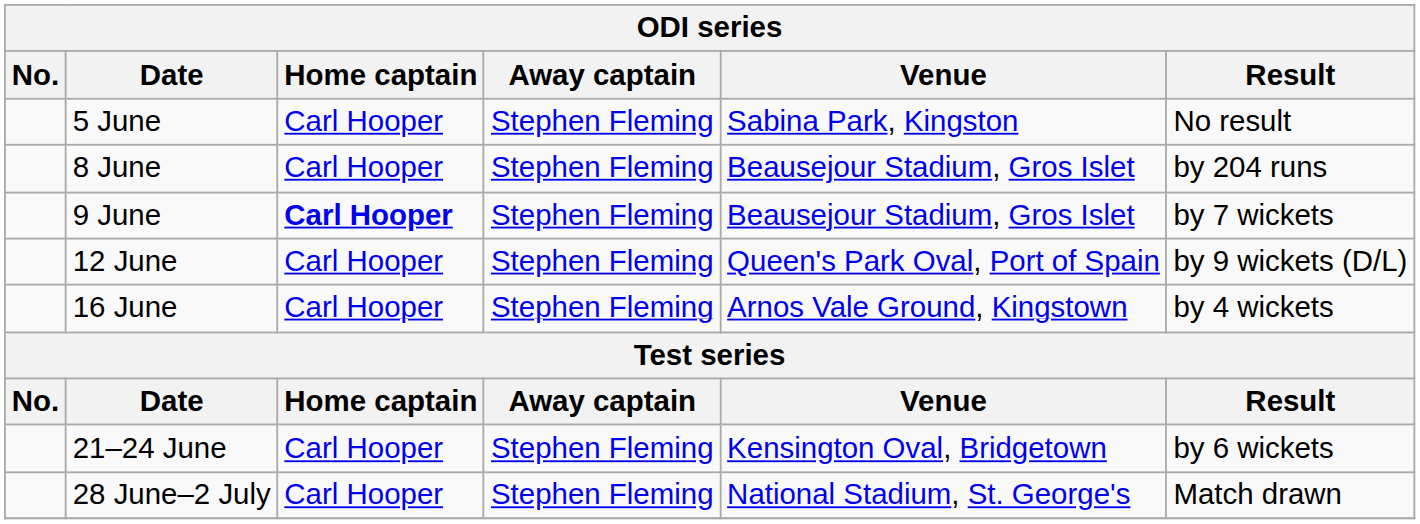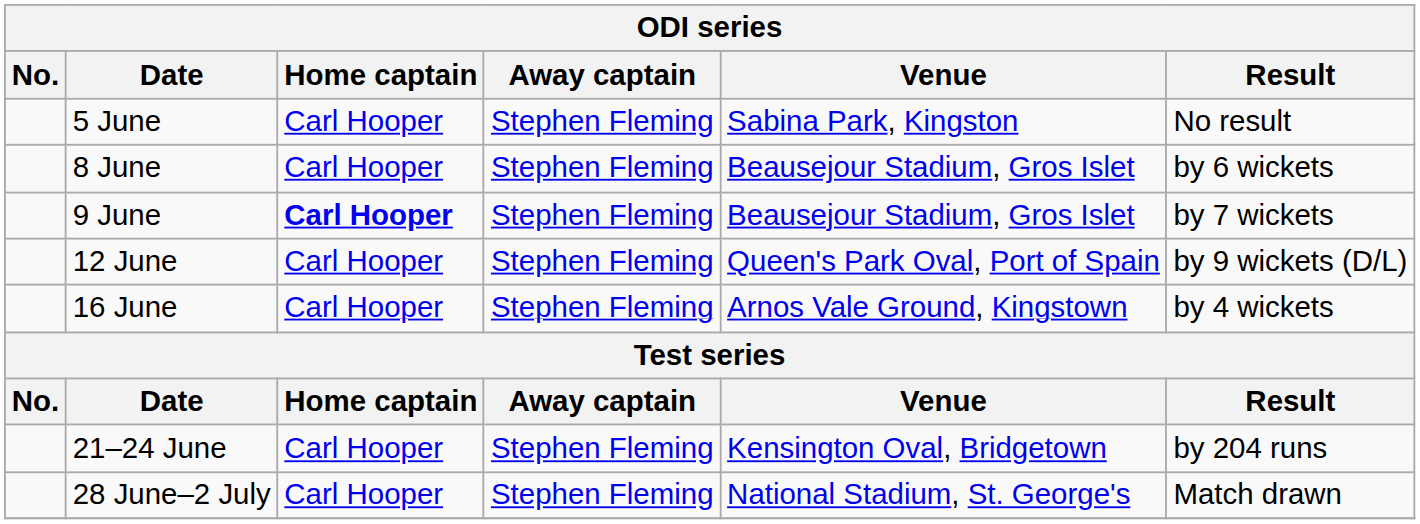(1250, 167) by 204 runs -> (1254, 167) by 6 wickets
(1254, 448) by 6 wickets -> (1250, 448) by 204 runs
